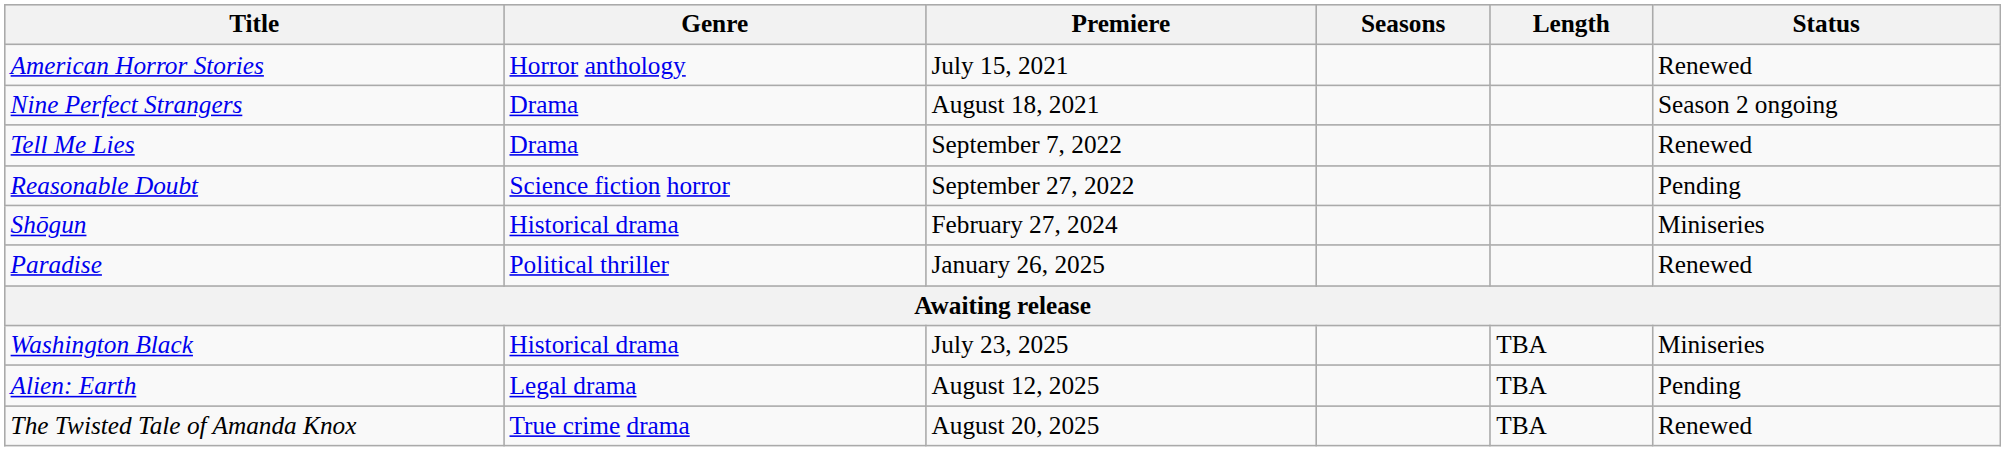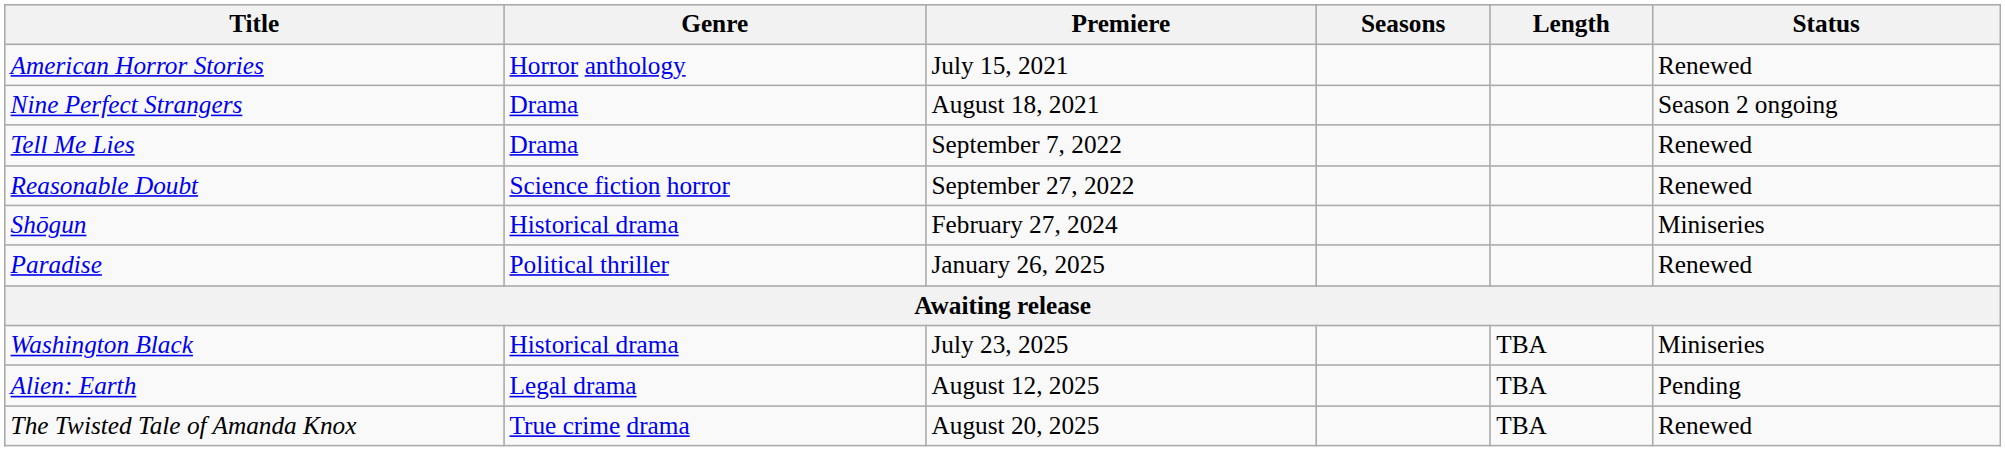(1699, 184) Pending -> (1705, 184) Renewed
